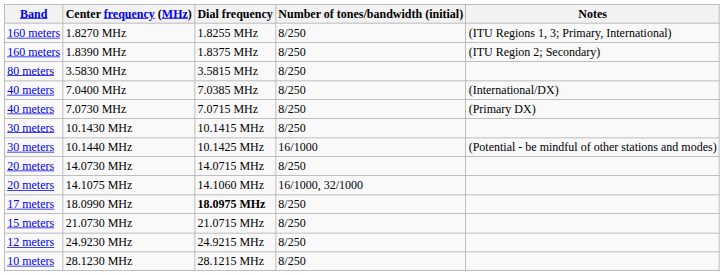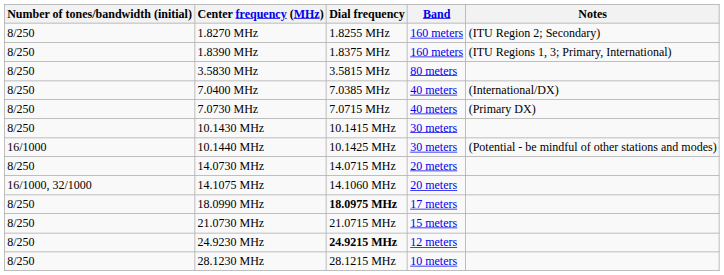columns swapped: (34, 14) <-> (371, 14)
(570, 33) (ITU Regions 1, 3; Primary, International) -> (535, 33) (ITU Region 2; Secondary)
(535, 52) (ITU Region 2; Secondary) -> (570, 52) (ITU Regions 1, 3; Primary, International)
(231, 242) normal -> (363, 242) bold
